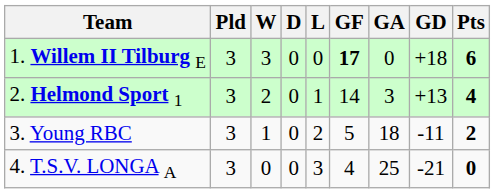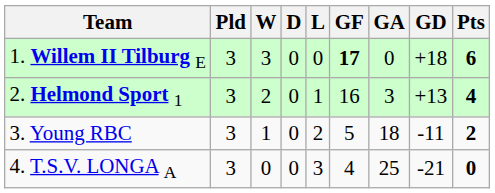(349, 96) 14 -> (349, 96) 16
